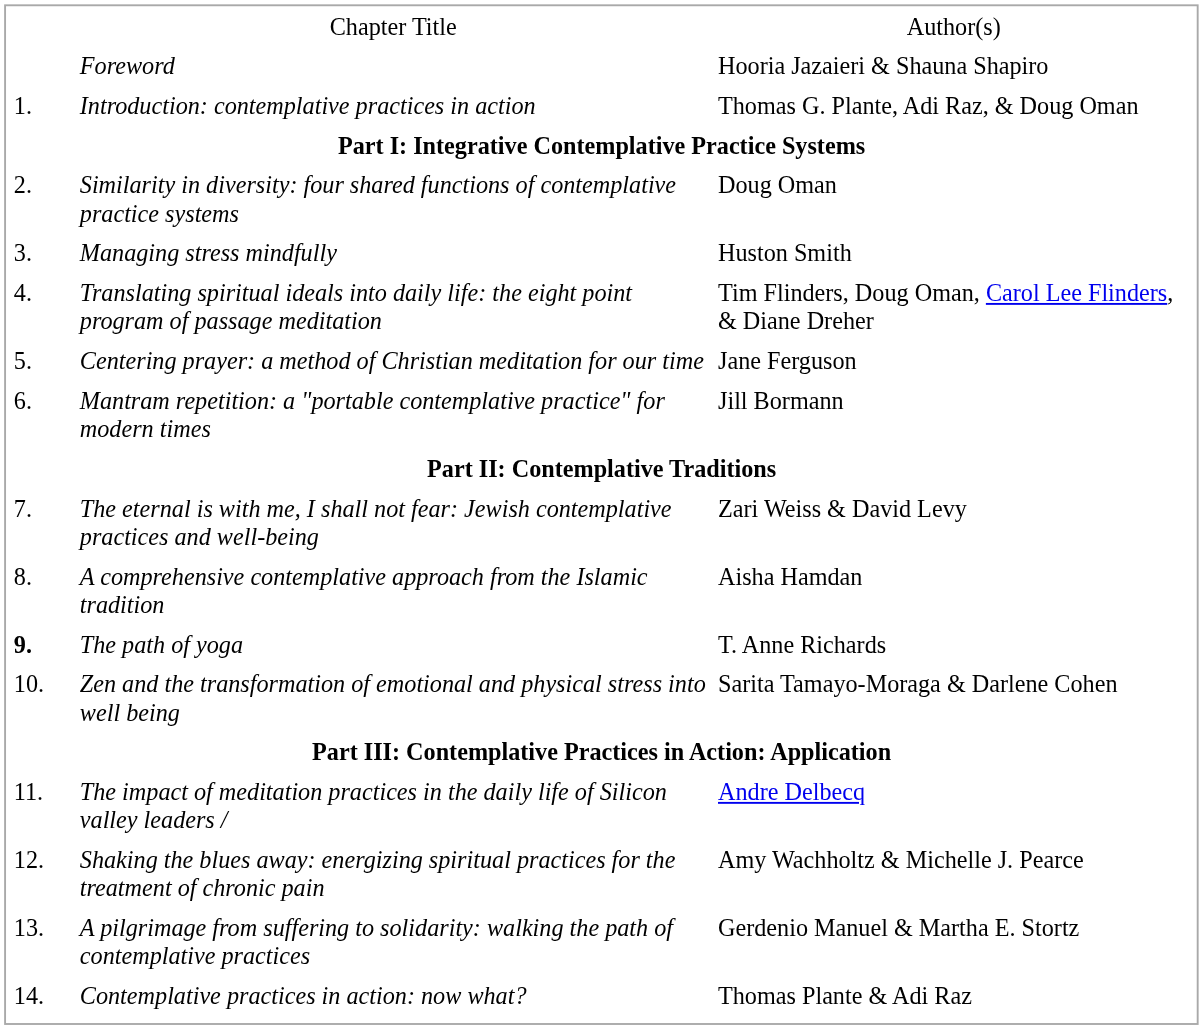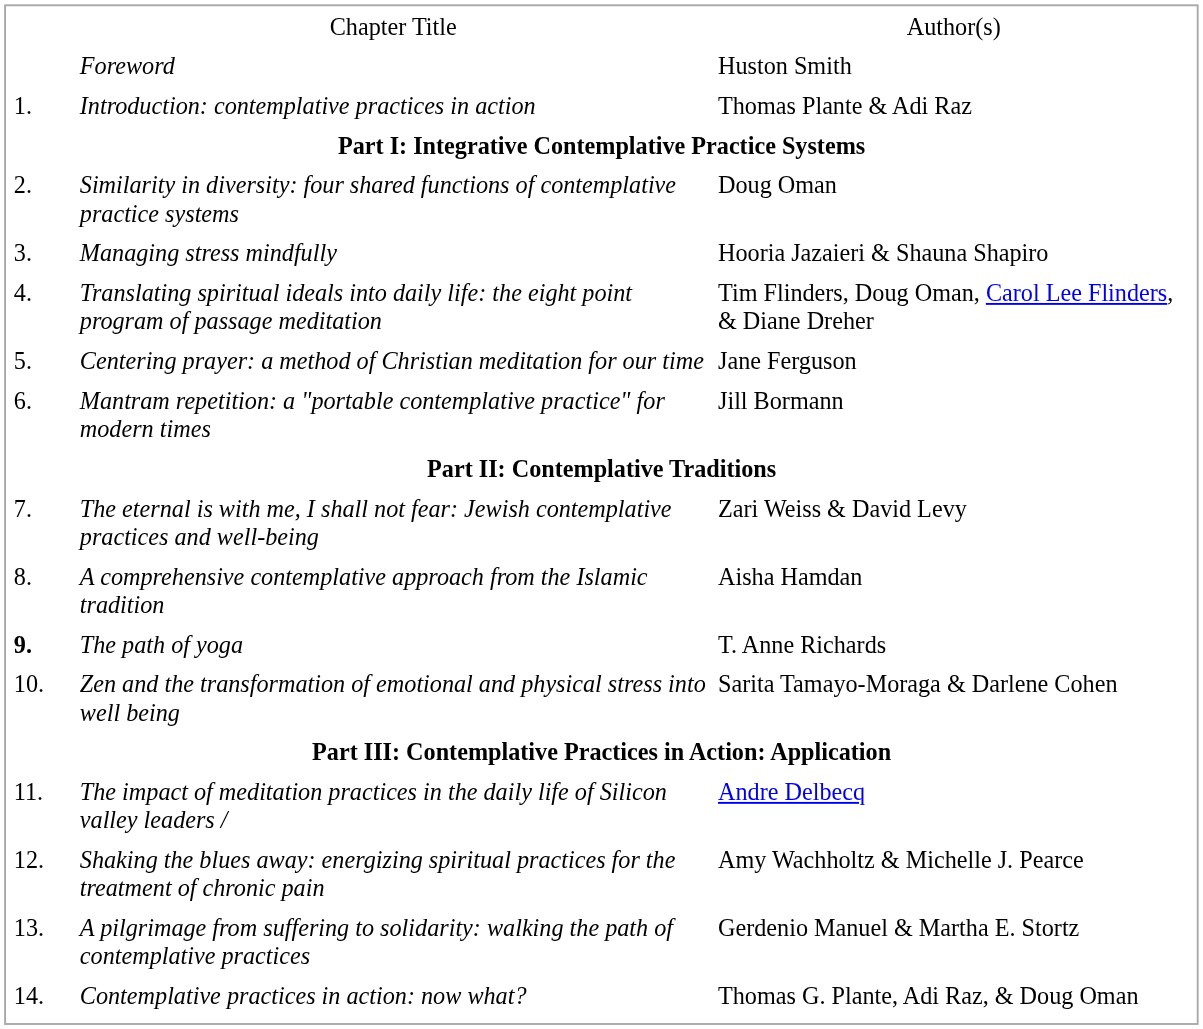(883, 66) Hooria Jazaieri & Shauna Shapiro -> (785, 66) Huston Smith
(928, 106) Thomas G. Plante, Adi Raz, & Doug Oman -> (845, 106) Thomas Plante & Adi Raz
(785, 254) Huston Smith -> (883, 254) Hooria Jazaieri & Shauna Shapiro
(845, 996) Thomas Plante & Adi Raz -> (928, 996) Thomas G. Plante, Adi Raz, & Doug Oman
